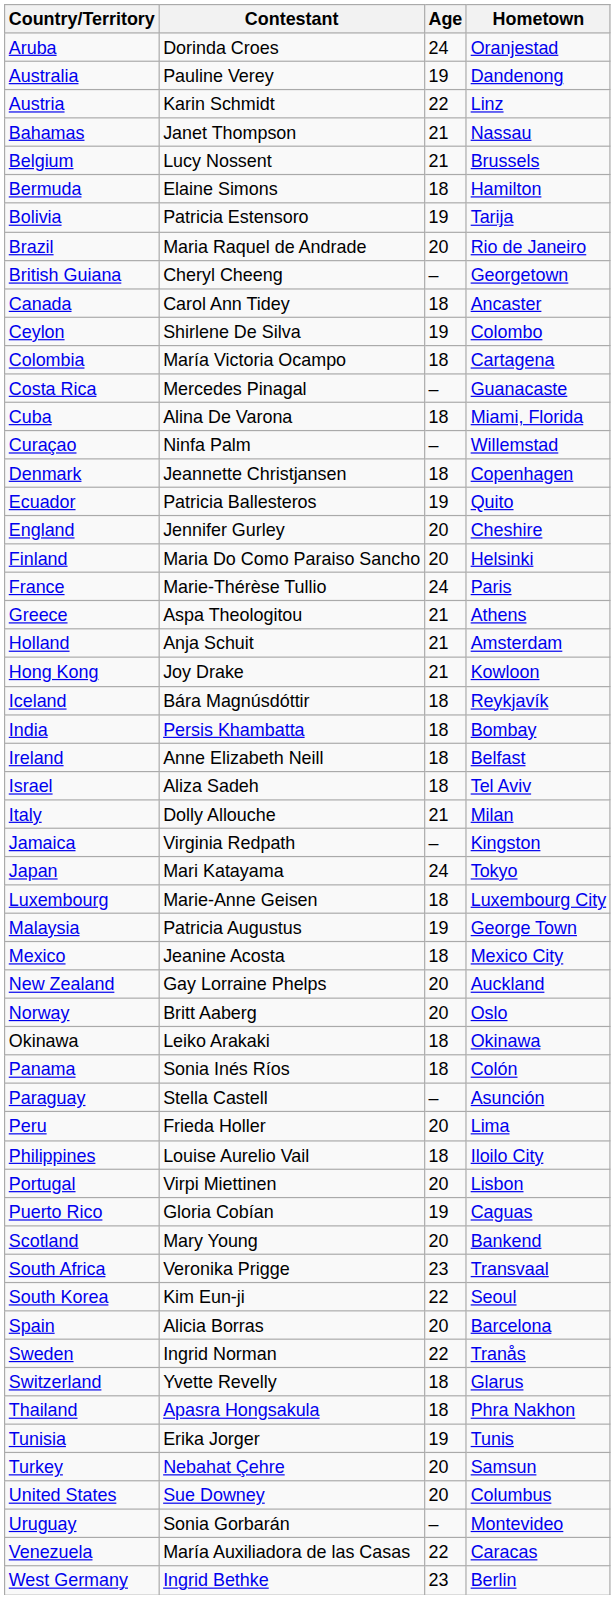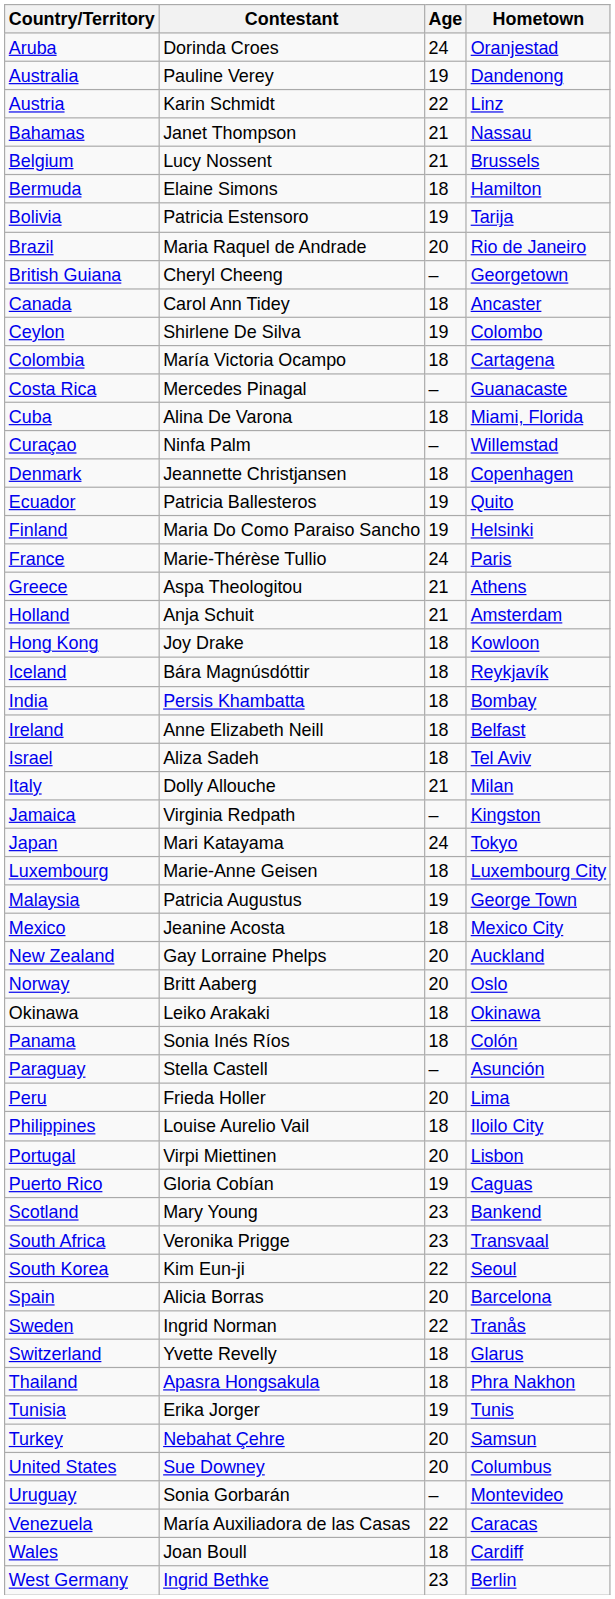- row: (42, 530)
(438, 558) 20 -> (438, 530) 19
(438, 672) 21 -> (438, 644) 18
(438, 1240) 20 -> (438, 1212) 23
+ row: (33, 1552)
